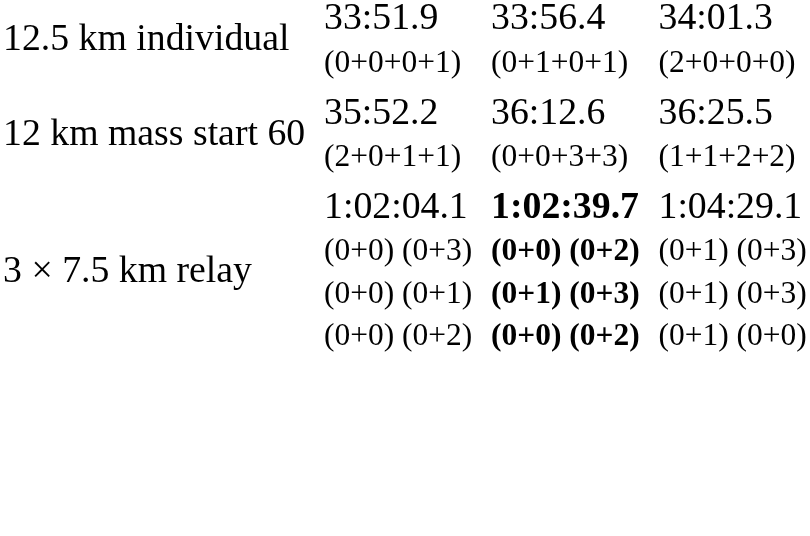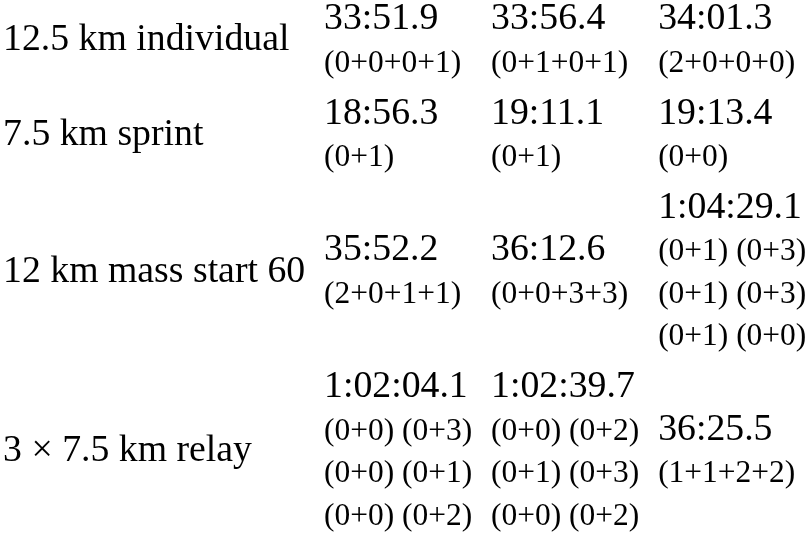+ row: (103, 132)
(727, 132) 36:25.5 (1+1+2+2) -> (732, 269) 1:04:29.1 (0+1) (0+3) (0+1) (0+3) (0+1) (0+0)
(565, 269) bold -> (565, 448) normal
(733, 269) 1:04:29.1 (0+1) (0+3) (0+1) (0+3) (0+1) (0+0) -> (727, 448) 36:25.5 (1+1+2+2)
